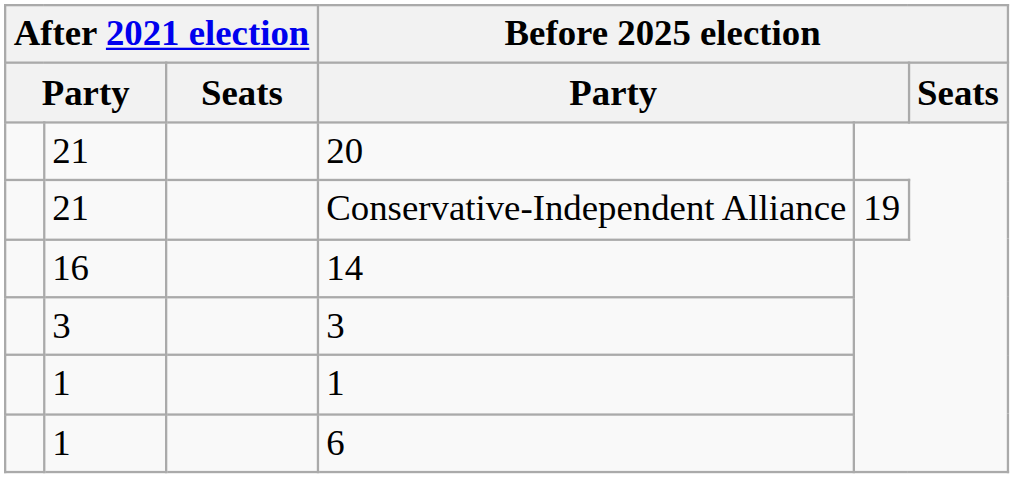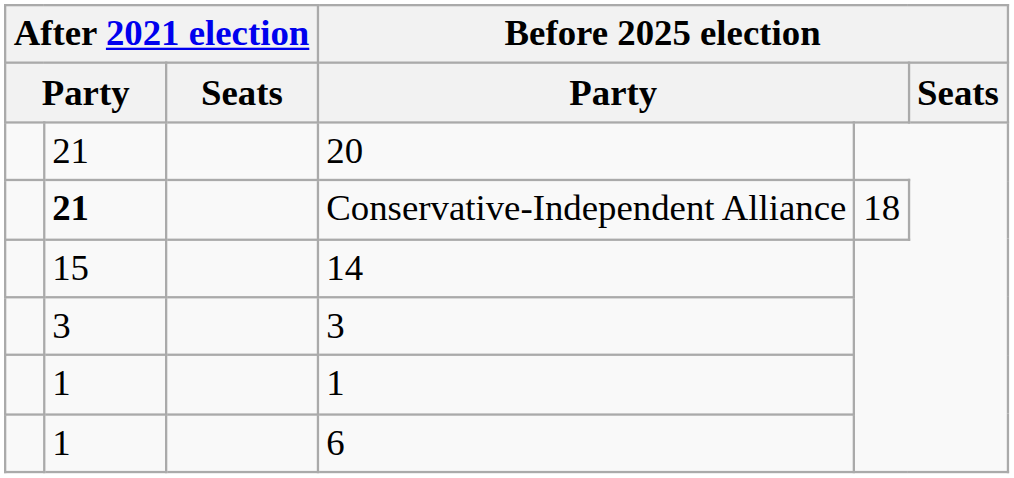(71, 208) normal -> (71, 208) bold
(882, 208) 19 -> (882, 208) 18
(71, 267) 16 -> (71, 267) 15
